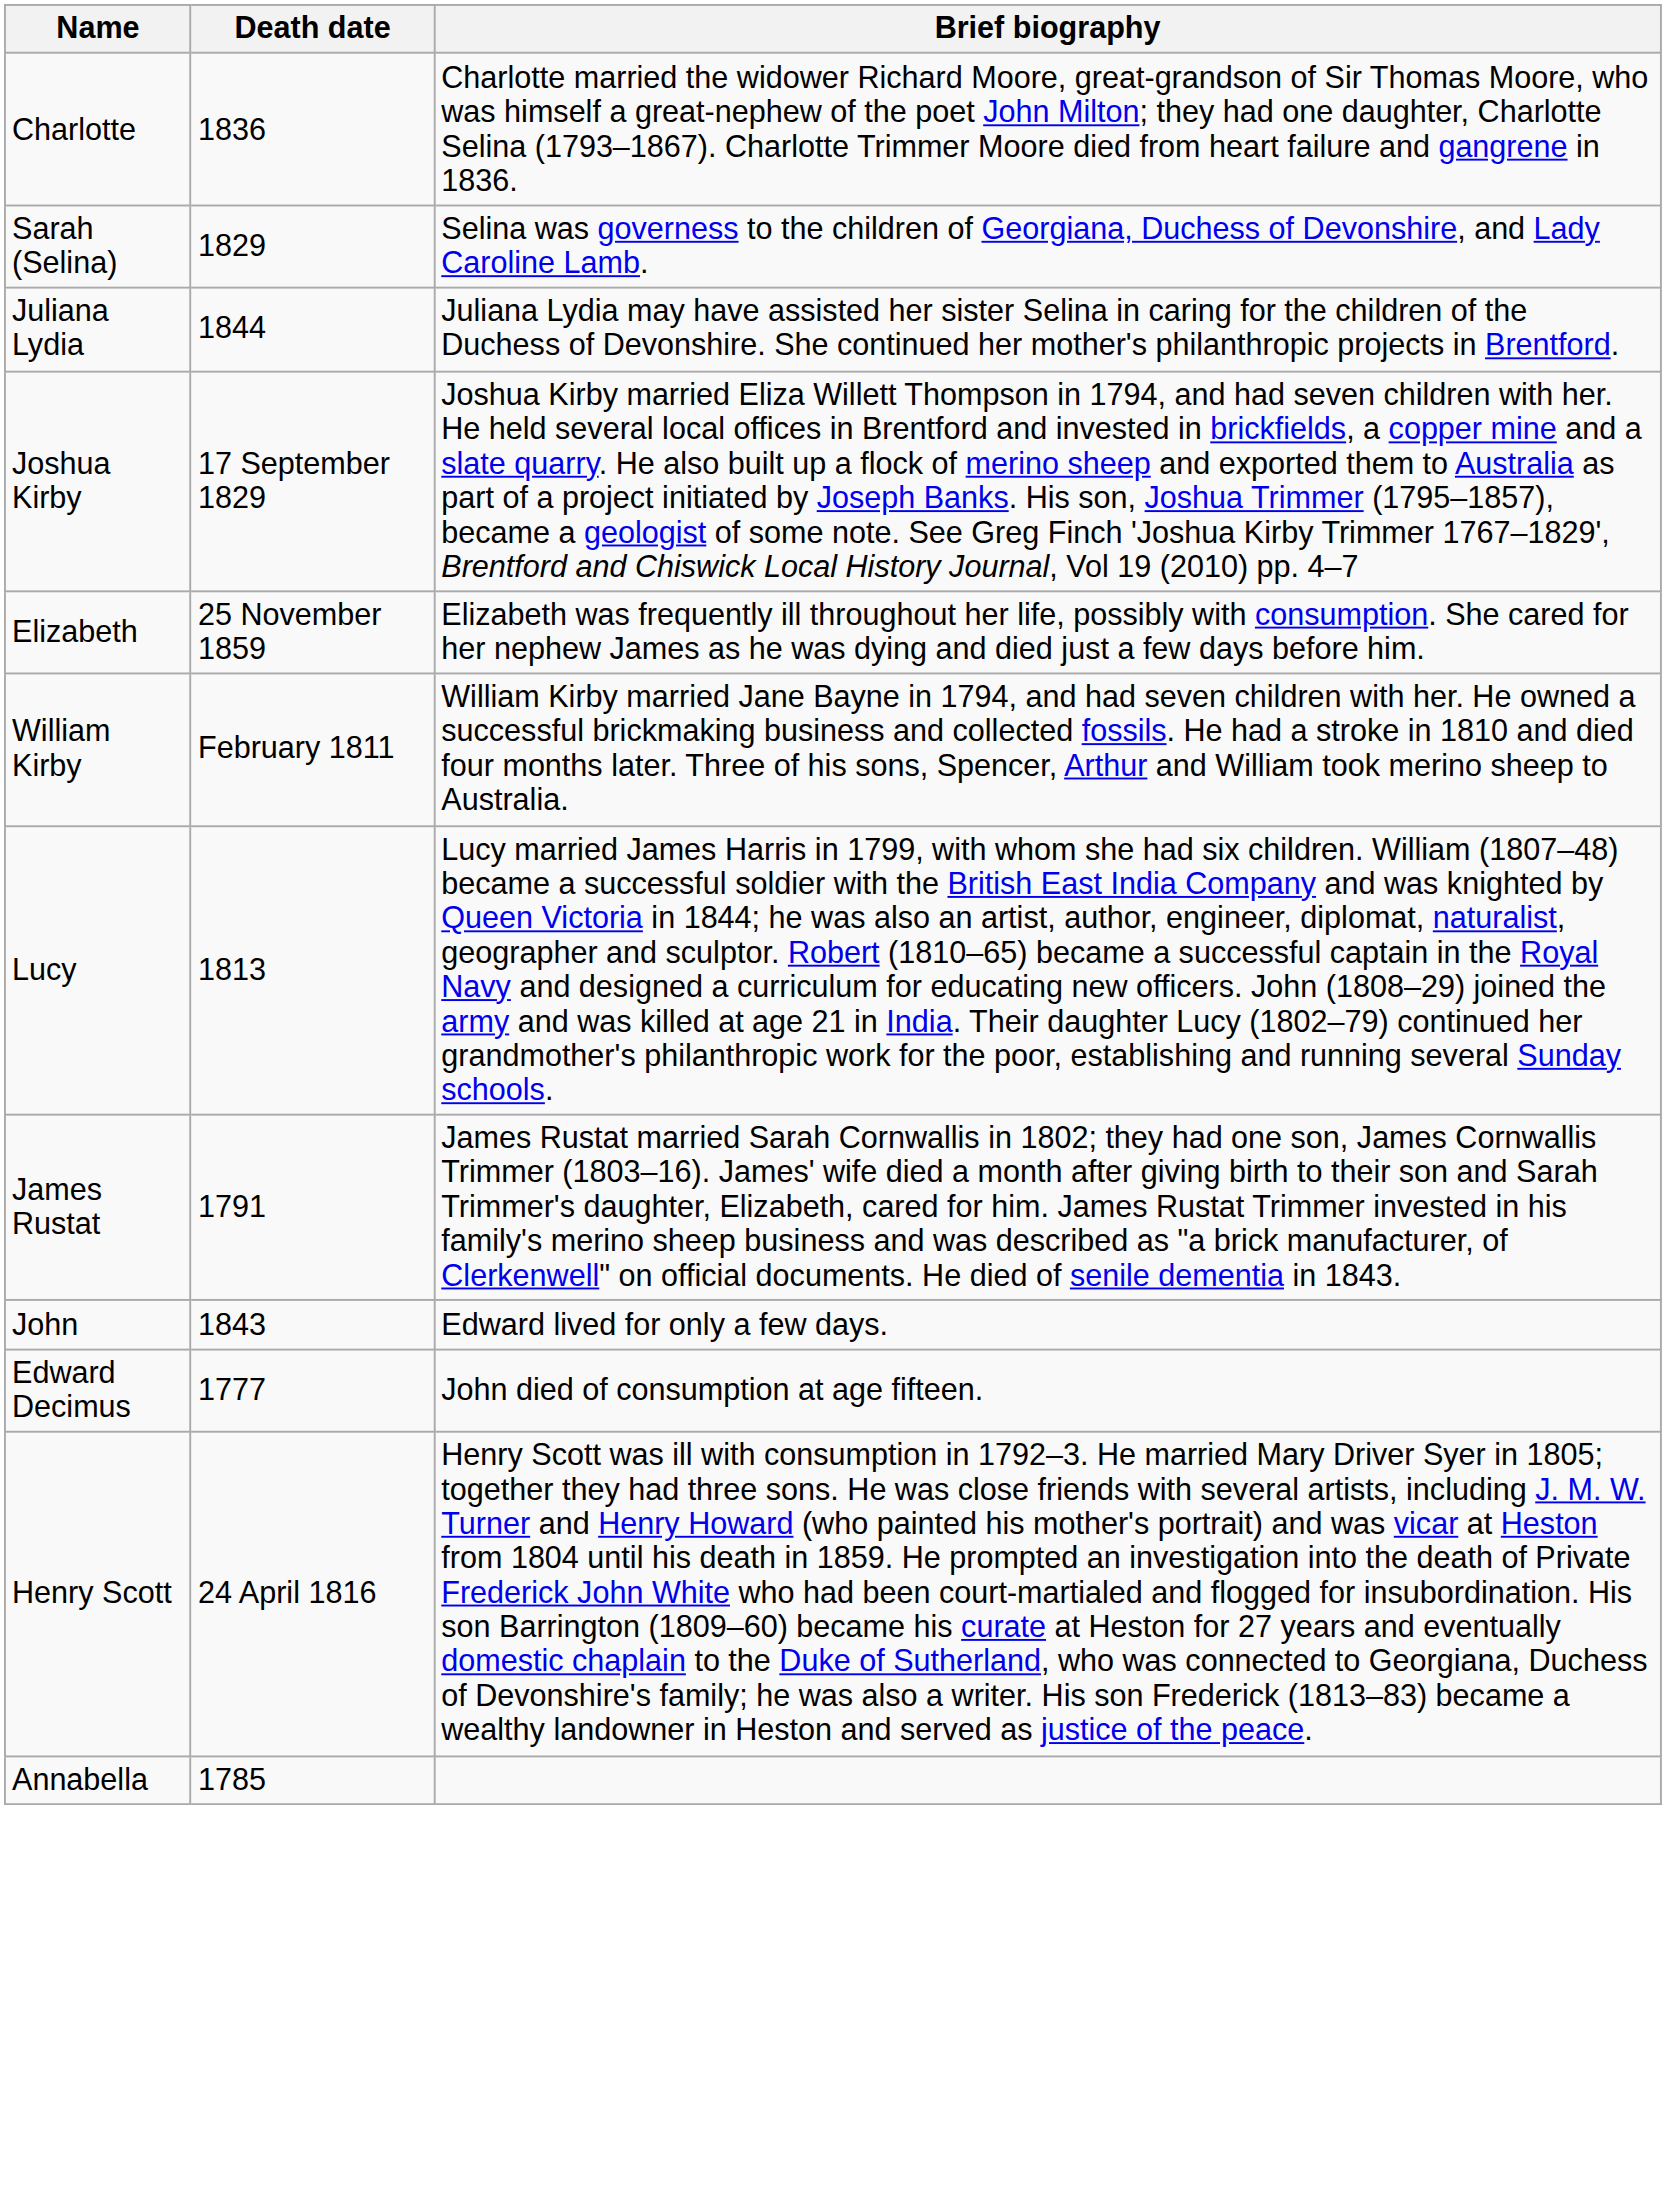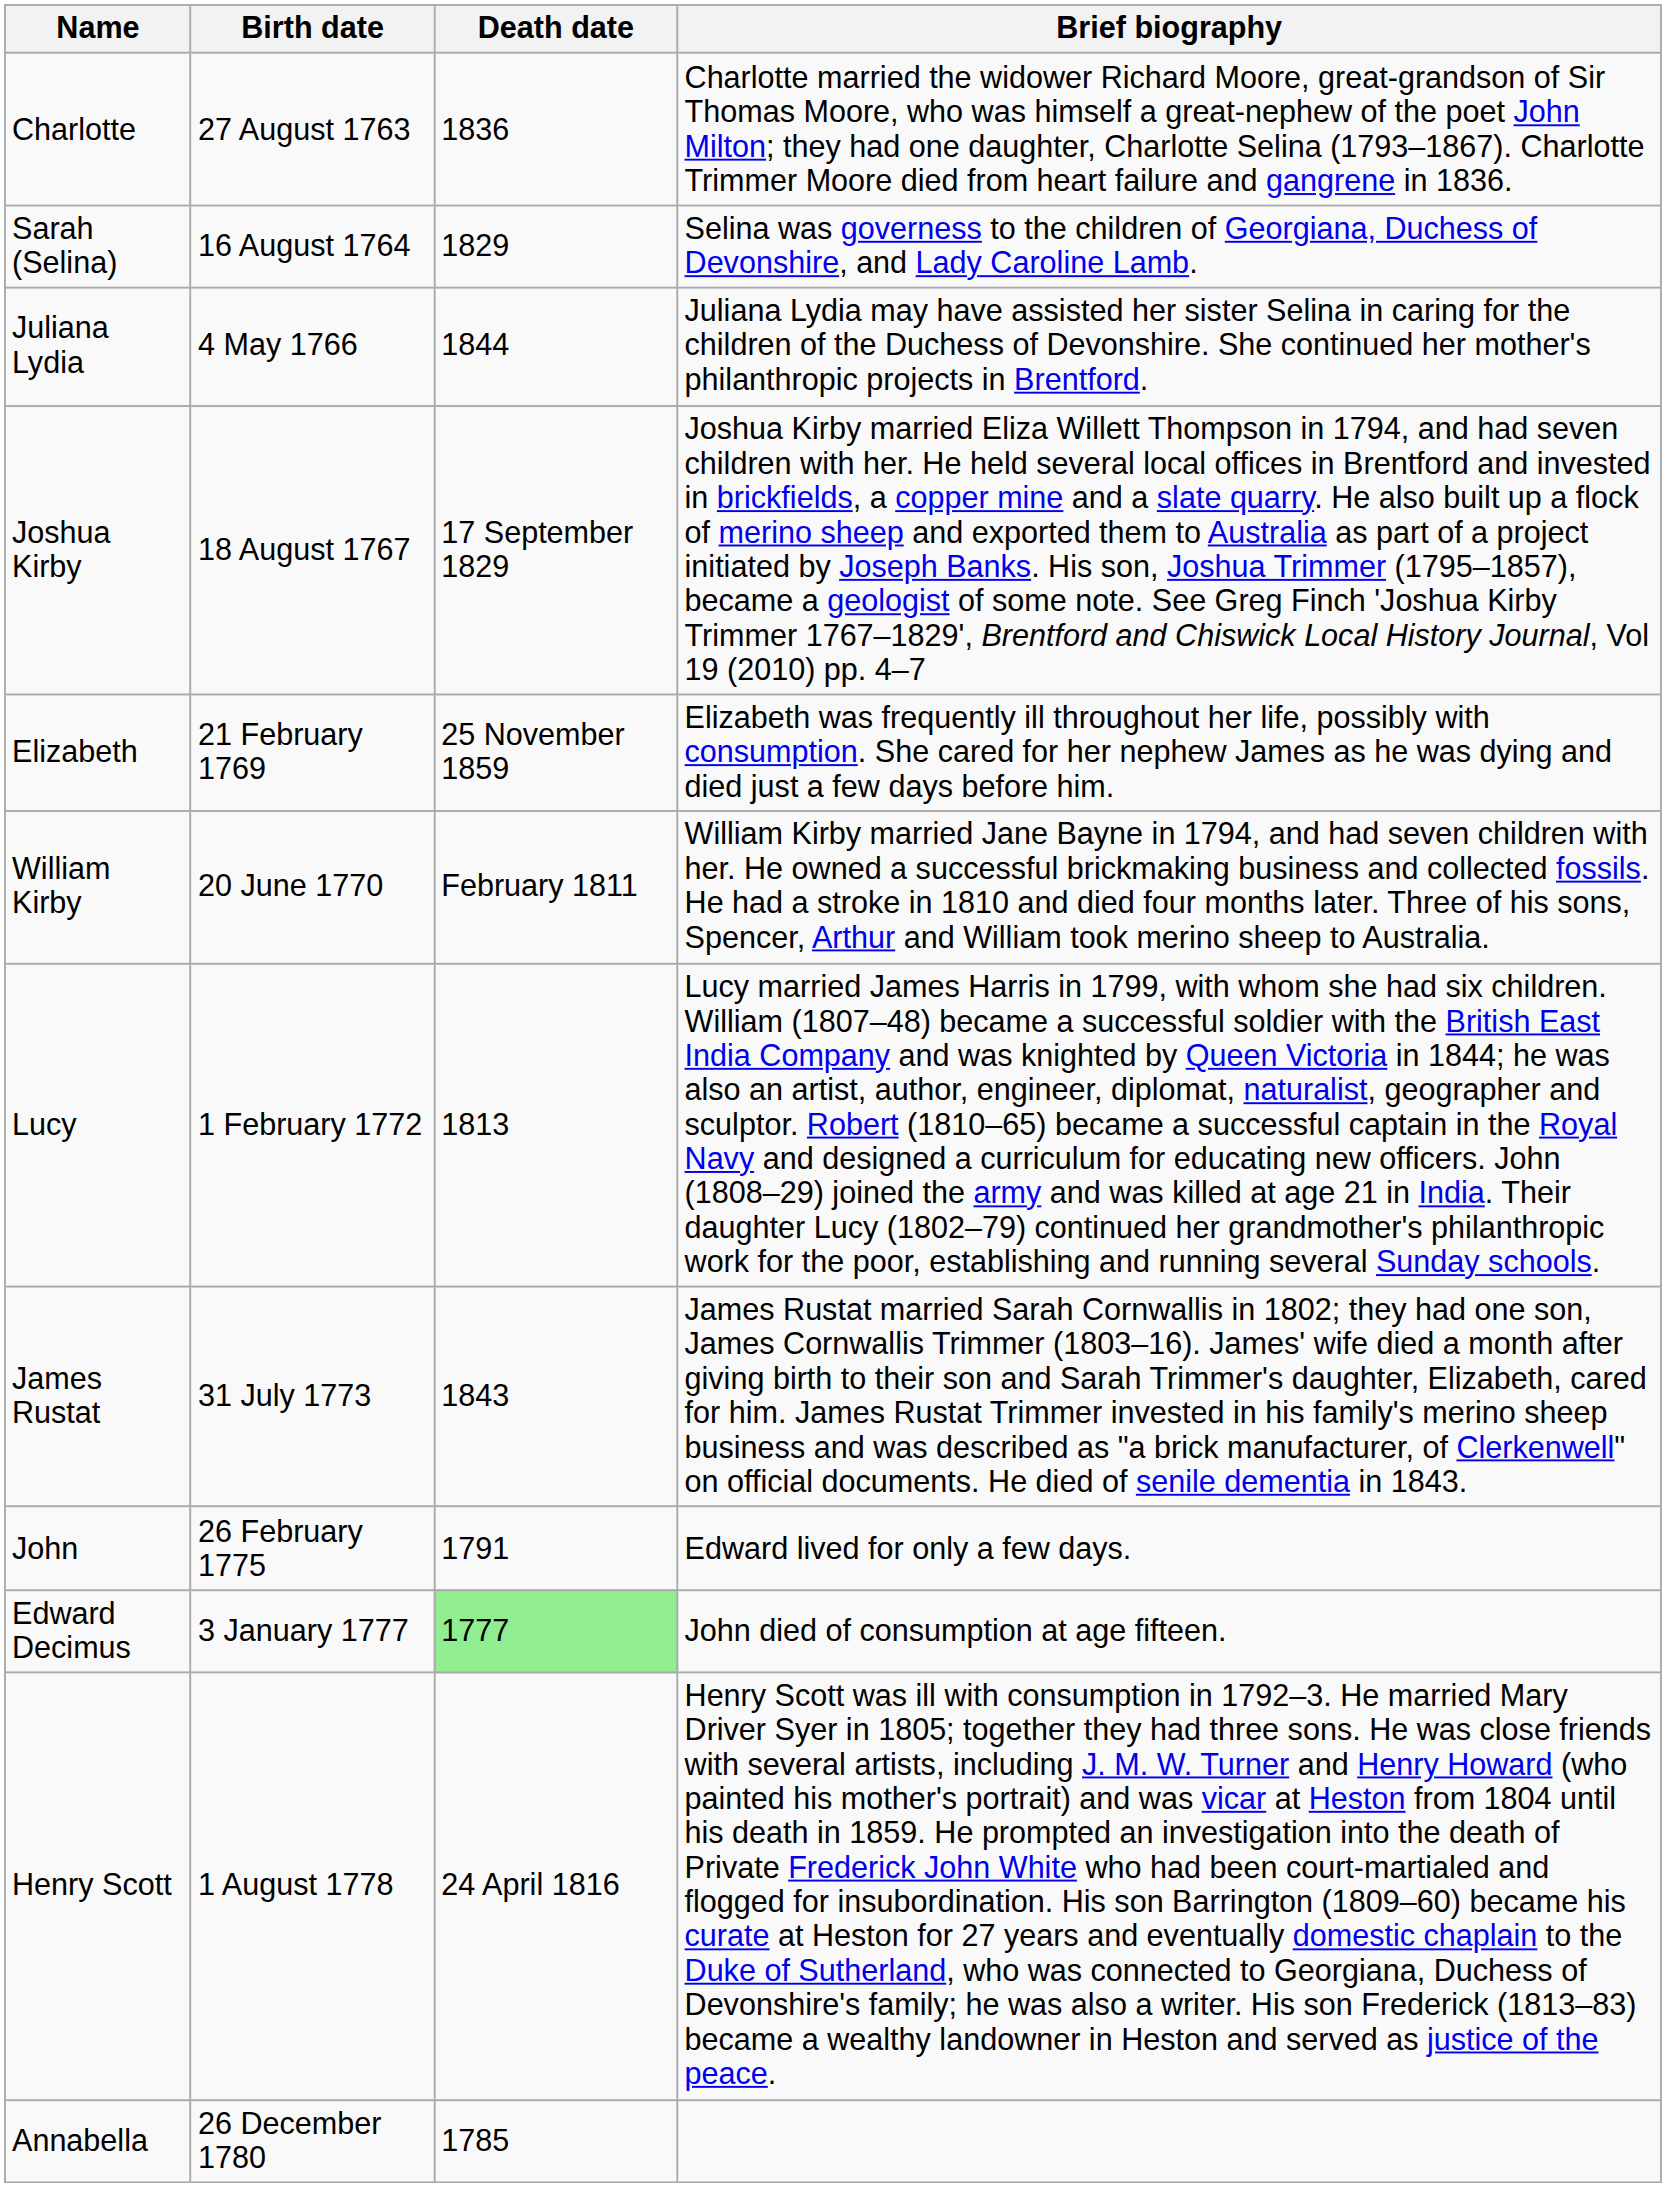+ column: (313, 28)
(232, 1207) 1791 -> (475, 1396) 1843
(232, 1324) 1843 -> (475, 1547) 1791
(232, 1390) no background -> (475, 1630) lightgreen background
